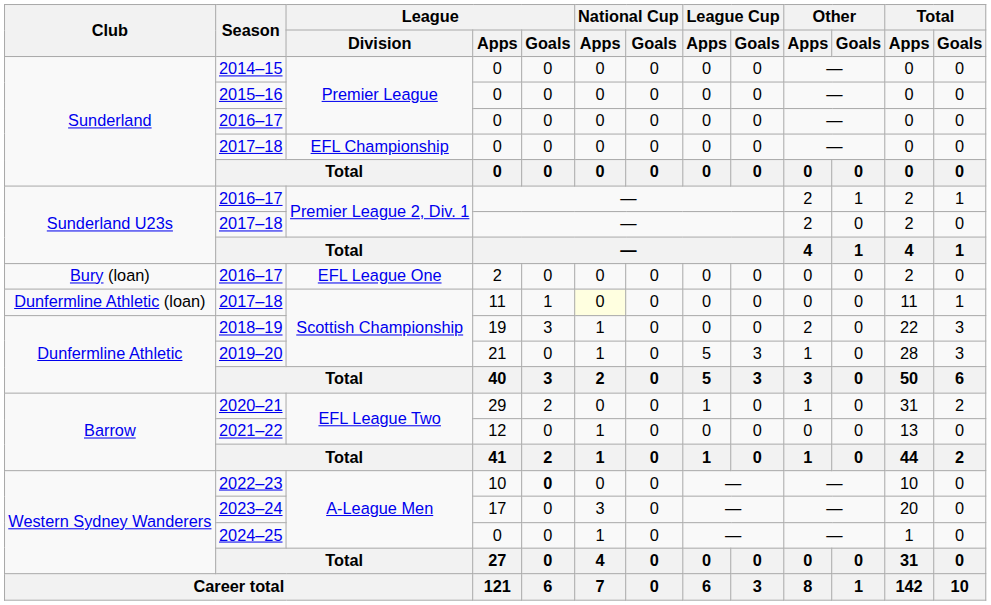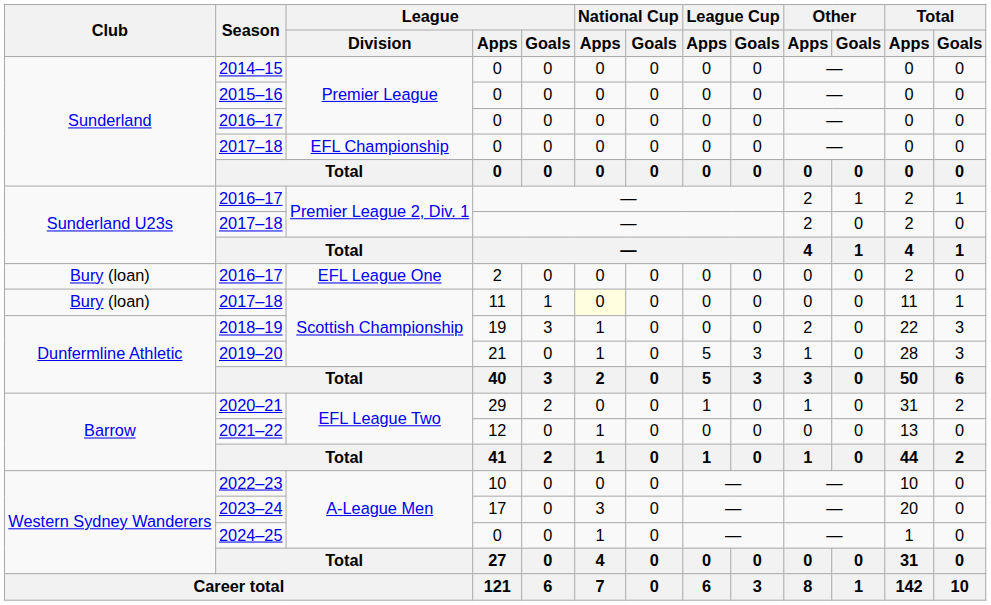(110, 302) Dunfermline Athletic (loan) -> (110, 302) Bury (loan)
(548, 483) bold -> (548, 483) normal
